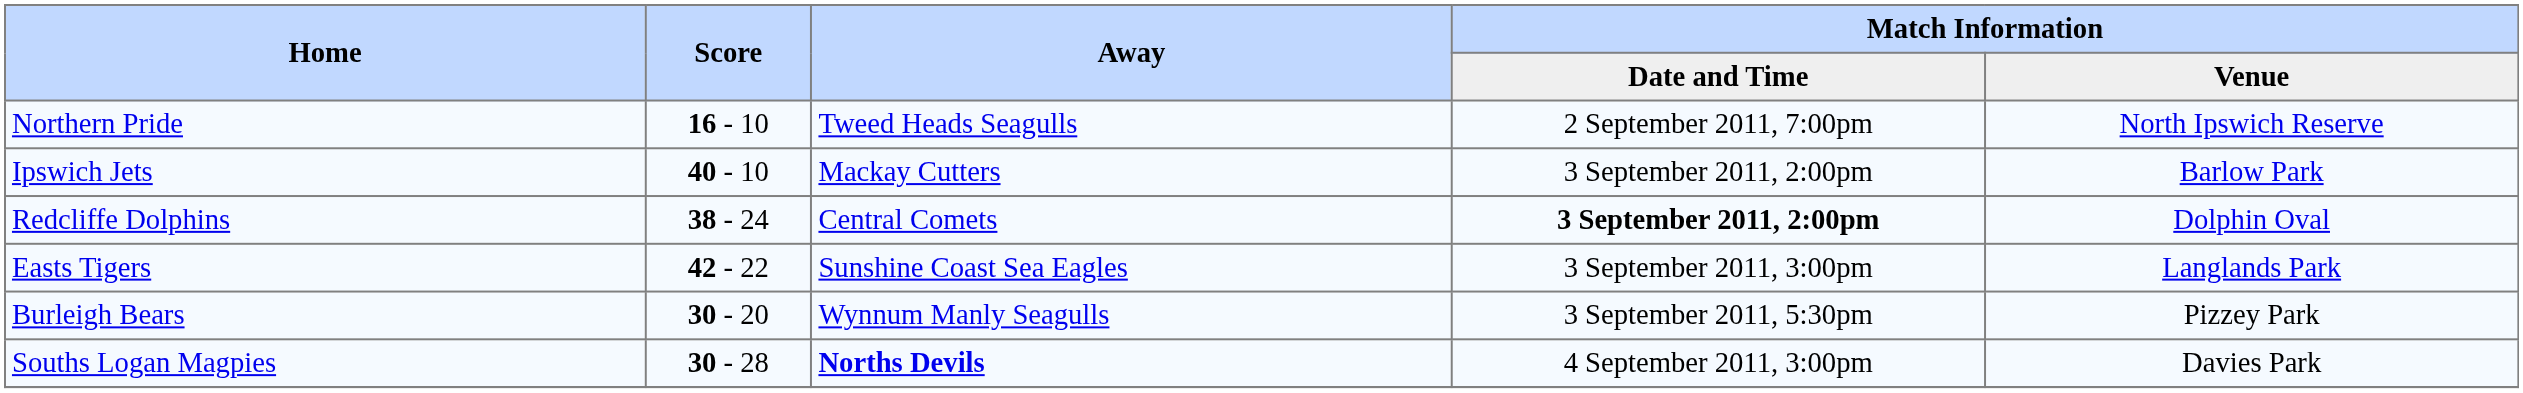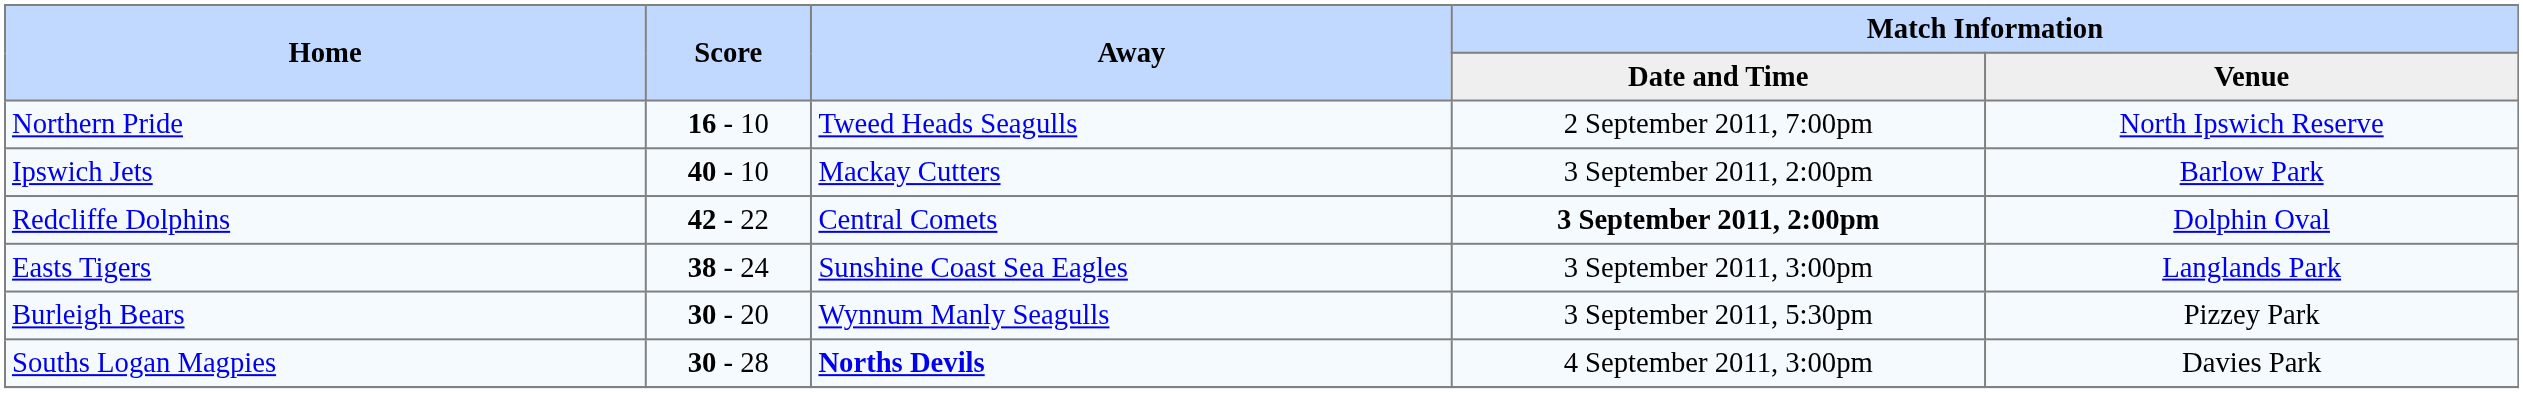(728, 219) 38 - 24 -> (728, 219) 42 - 22
(728, 267) 42 - 22 -> (728, 267) 38 - 24
